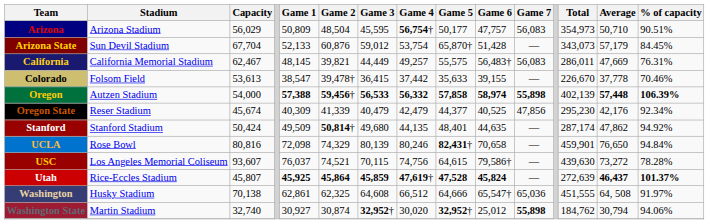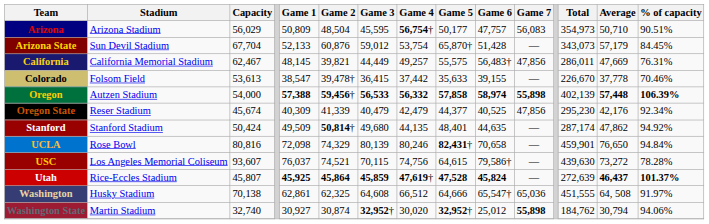(531, 62) 56,083 -> (531, 62) 47,856
